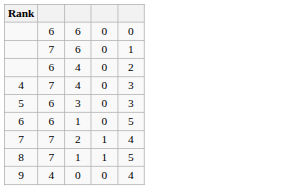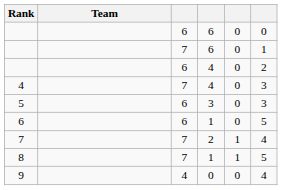+ column: (105, 13)
